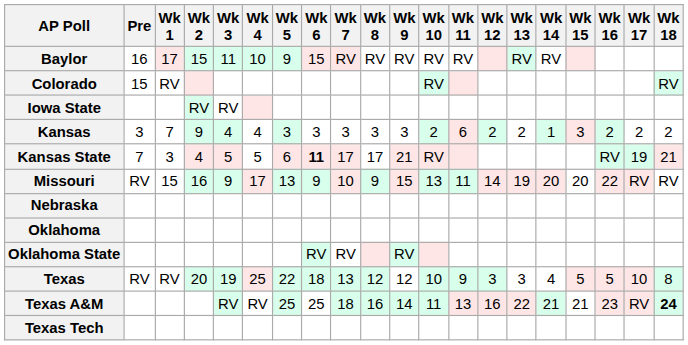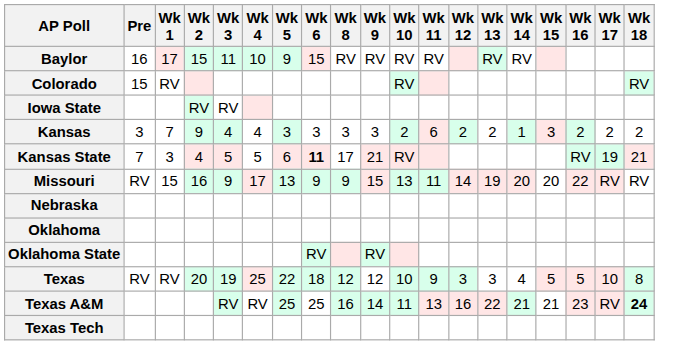- column: (346, 25)
